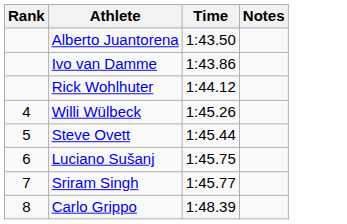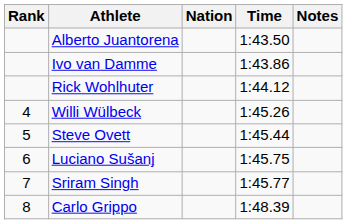+ column: (209, 16)
